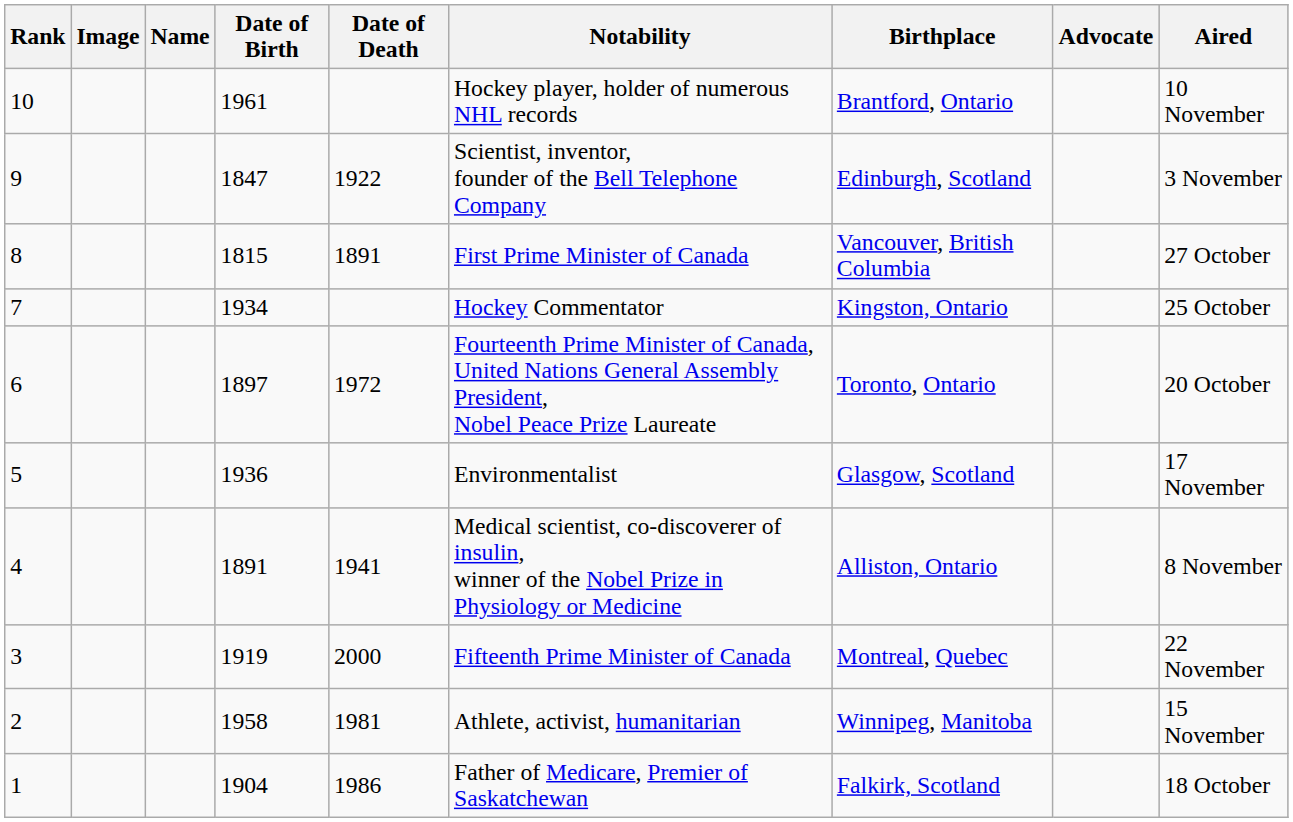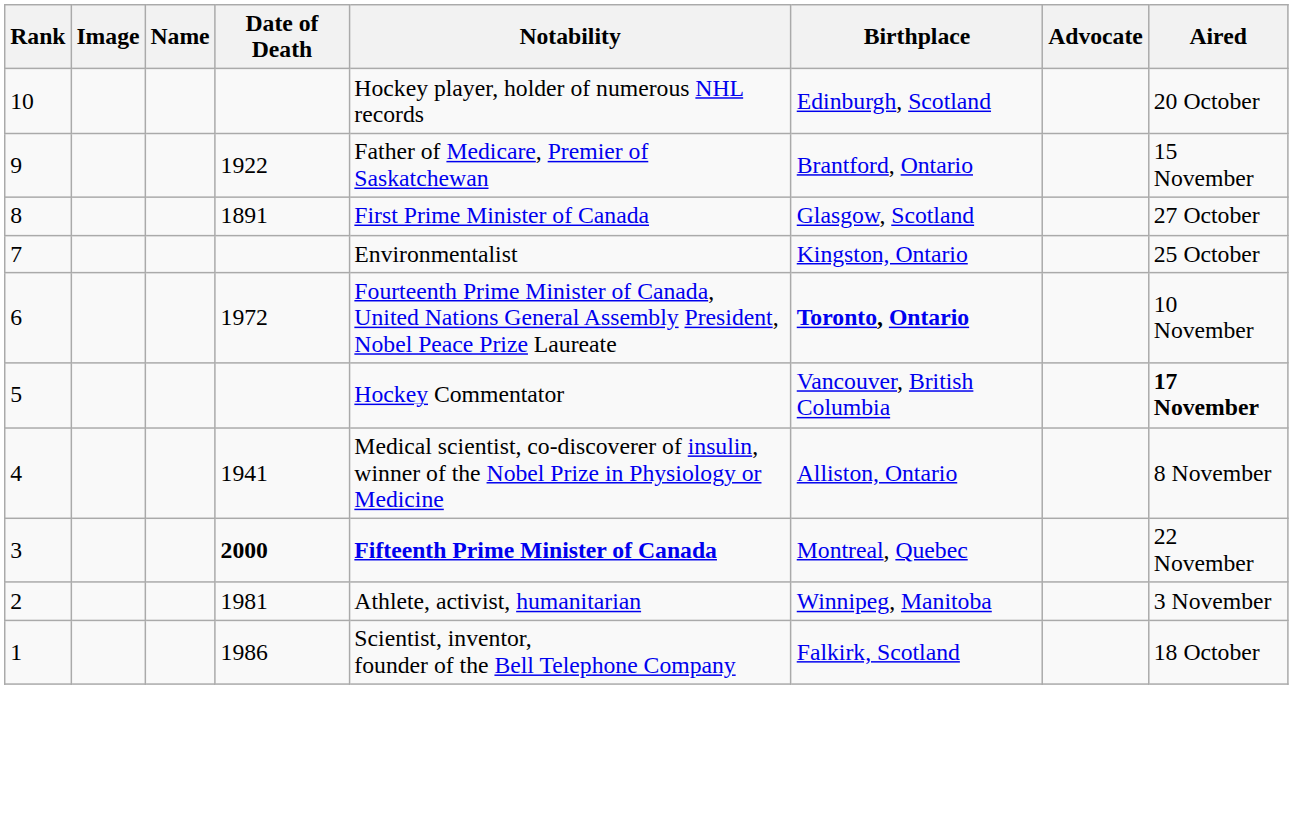- column: (272, 36)
(925, 100) Brantford, Ontario -> (894, 100) Edinburgh, Scotland
(1214, 100) 10 November -> (1207, 100) 20 October
(596, 178) Scientist, inventor, founder of the Bell Telephone Company -> (501, 164) Father of Medicare, Premier of Saskatchewan
(934, 178) Edinburgh, Scotland -> (885, 164) Brantford, Ontario
(1223, 178) 3 November -> (1204, 164) 15 November
(925, 255) Vancouver, British Columbia -> (885, 215) Glasgow, Scotland
(559, 306) Hockey Commentator -> (436, 253) Environmentalist
(916, 384) normal -> (883, 317) bold
(1217, 384) 20 October -> (1204, 317) 10 November
(536, 475) Environmentalist -> (459, 395) Hockey Commentator
(926, 475) Glasgow, Scotland -> (885, 395) Vancouver, British Columbia
(1214, 475) normal -> (1206, 395) bold
(358, 656) normal -> (244, 550) bold
(622, 656) normal -> (536, 550) bold
(1214, 720) 15 November -> (1213, 601) 3 November
(601, 785) Father of Medicare, Premier of Saskatchewan -> (545, 651) Scientist, inventor, founder of the Bell Telephone Company
